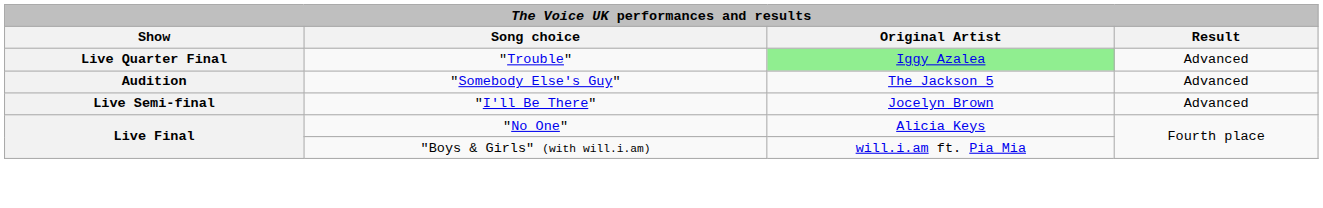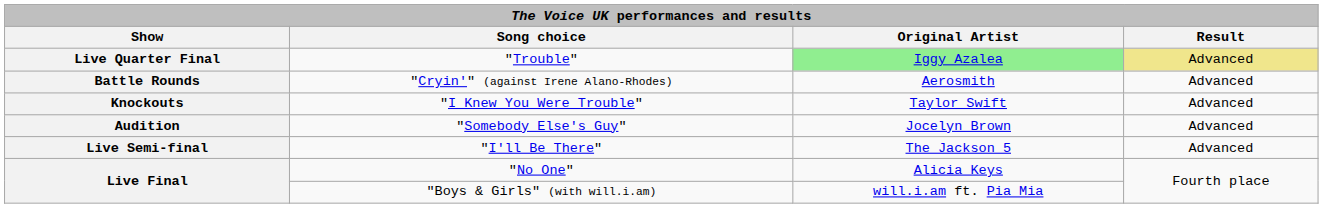(1216, 60) no background -> (1221, 60) khaki background
+ row: (541, 82)
+ row: (541, 104)
(941, 82) The Jackson 5 -> (958, 126) Jocelyn Brown
(941, 104) Jocelyn Brown -> (958, 148) The Jackson 5
